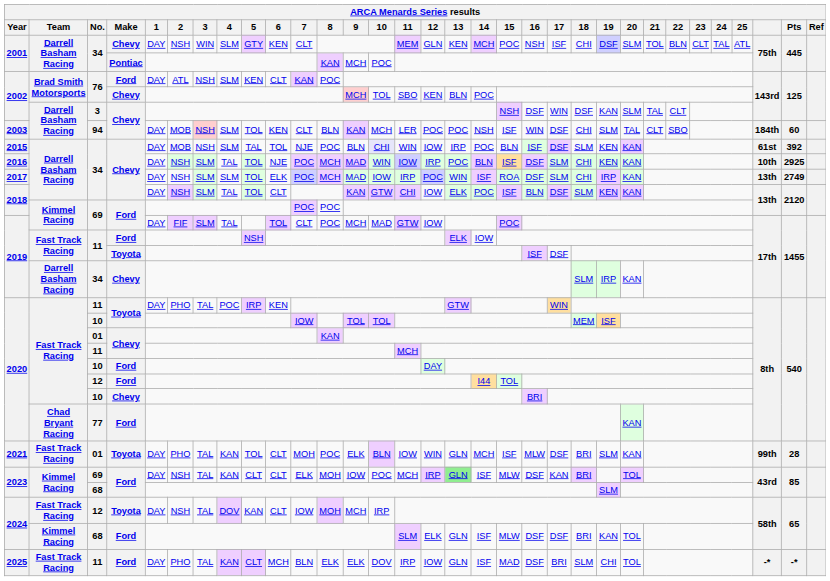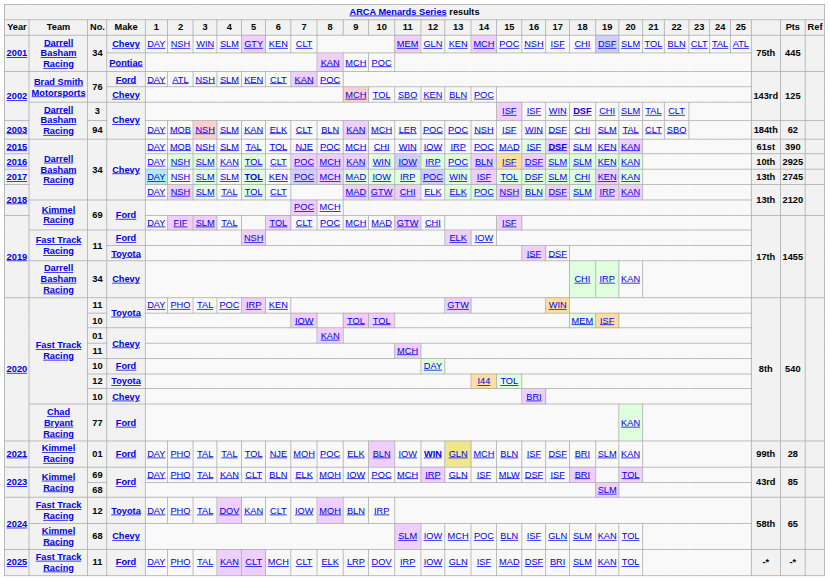(509, 111) NSH -> (509, 111) ISF
(535, 111) DSF -> (534, 111) ISF
(584, 111) normal -> (582, 111) bold
(608, 111) KAN -> (607, 111) CHI
(254, 130) TOL -> (254, 130) KAN
(278, 130) KEN -> (278, 130) ELK
(794, 130) 60 -> (793, 130) 62
(356, 147) BLN -> (356, 147) MCH
(382, 147) lavender background -> (382, 147) no background
(509, 147) BLN -> (509, 147) MAD
(559, 147) normal -> (558, 147) bold
(794, 147) 392 -> (793, 147) 390
(229, 162) TAL -> (229, 162) KAN
(278, 162) NJE -> (278, 162) CLT
(356, 162) MAD -> (356, 162) KAN
(584, 162) CHI -> (582, 162) SLM
(156, 177) no background -> (156, 177) paleturquoise background
(254, 177) normal -> (254, 177) bold
(278, 177) ELK -> (278, 177) KEN
(509, 177) ROA -> (509, 177) TOL
(608, 177) IRP -> (607, 177) KEN
(794, 177) 2749 -> (793, 177) 2745
(356, 192) KAN -> (356, 192) MAD
(433, 192) IOW -> (433, 192) ELK
(509, 192) ISF -> (509, 192) NSH
(608, 192) KEN -> (607, 192) IRP
(330, 207) POC -> (330, 207) MCH
(433, 223) IOW -> (433, 223) CHI
(509, 223) POC -> (509, 223) ISF
(584, 279) SLM -> (582, 279) CHI
(126, 381) Ford -> (126, 381) Toyota
(59, 454) Fast Track Racing -> (59, 454) Kimmel Racing
(126, 454) Toyota -> (126, 454) Ford
(229, 454) KAN -> (229, 454) TAL
(278, 454) CLT -> (278, 454) NJE
(433, 454) normal -> (433, 454) bold
(458, 454) no background -> (458, 454) khaki background
(509, 454) ISF -> (509, 454) BLN
(535, 454) MLW -> (534, 454) ISF
(180, 475) NSH -> (180, 475) PHO
(278, 475) CLT -> (278, 475) BLN
(458, 475) lightgreen background -> (458, 475) no background
(559, 475) KAN -> (558, 475) ISF
(180, 510) NSH -> (180, 510) PHO
(356, 510) MCH -> (356, 510) BLN
(126, 536) Ford -> (126, 536) Chevy
(433, 536) ELK -> (433, 536) IOW
(458, 536) GLN -> (458, 536) MCH
(484, 536) ISF -> (484, 536) POC
(509, 536) MLW -> (509, 536) BLN
(535, 536) DSF -> (534, 536) ISF
(559, 536) DSF -> (558, 536) GLN
(584, 536) BRI -> (582, 536) SLM
(304, 562) BLN -> (304, 562) CLT
(356, 562) ELK -> (356, 562) LRP
(608, 562) CHI -> (607, 562) KAN
